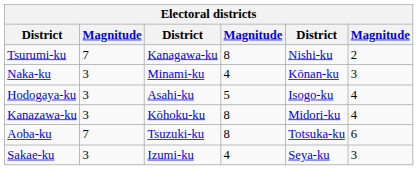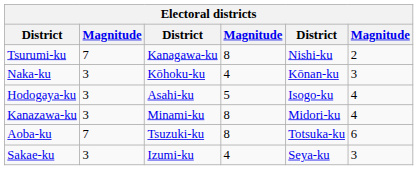(176, 74) Minami-ku -> (176, 74) Kōhoku-ku
(176, 114) Kōhoku-ku -> (176, 114) Minami-ku
